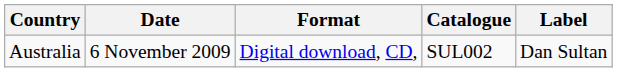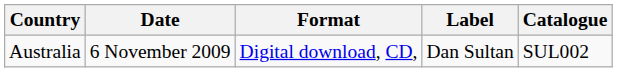columns swapped: (564, 19) <-> (469, 19)
